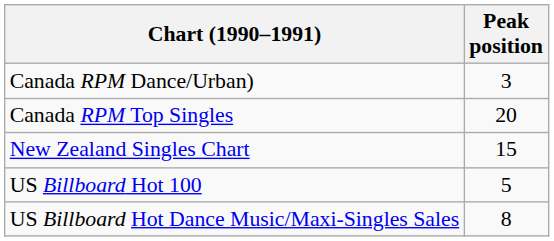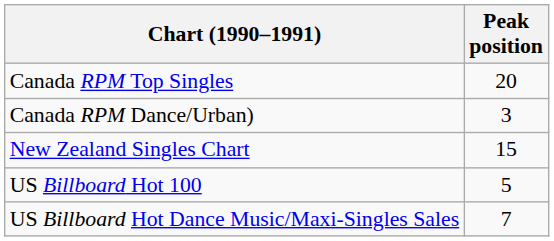rows swapped: (121, 115) <-> (132, 80)
(506, 218) 8 -> (506, 218) 7
